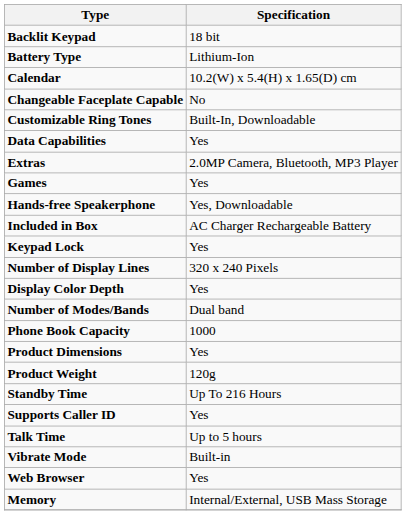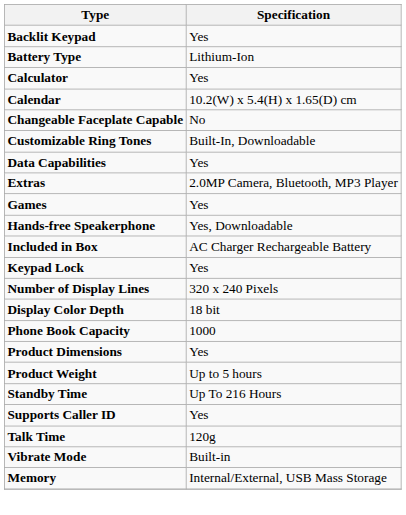(204, 36) 18 bit -> (199, 36) Yes
+ row: (38, 78)
(199, 288) Yes -> (204, 309) 18 bit
- row: (78, 309)
(202, 373) 120g -> (226, 373) Up to 5 hours
(226, 436) Up to 5 hours -> (202, 436) 120g
- row: (46, 478)
